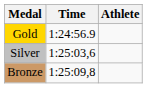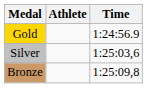columns swapped: (120, 14) <-> (72, 14)
